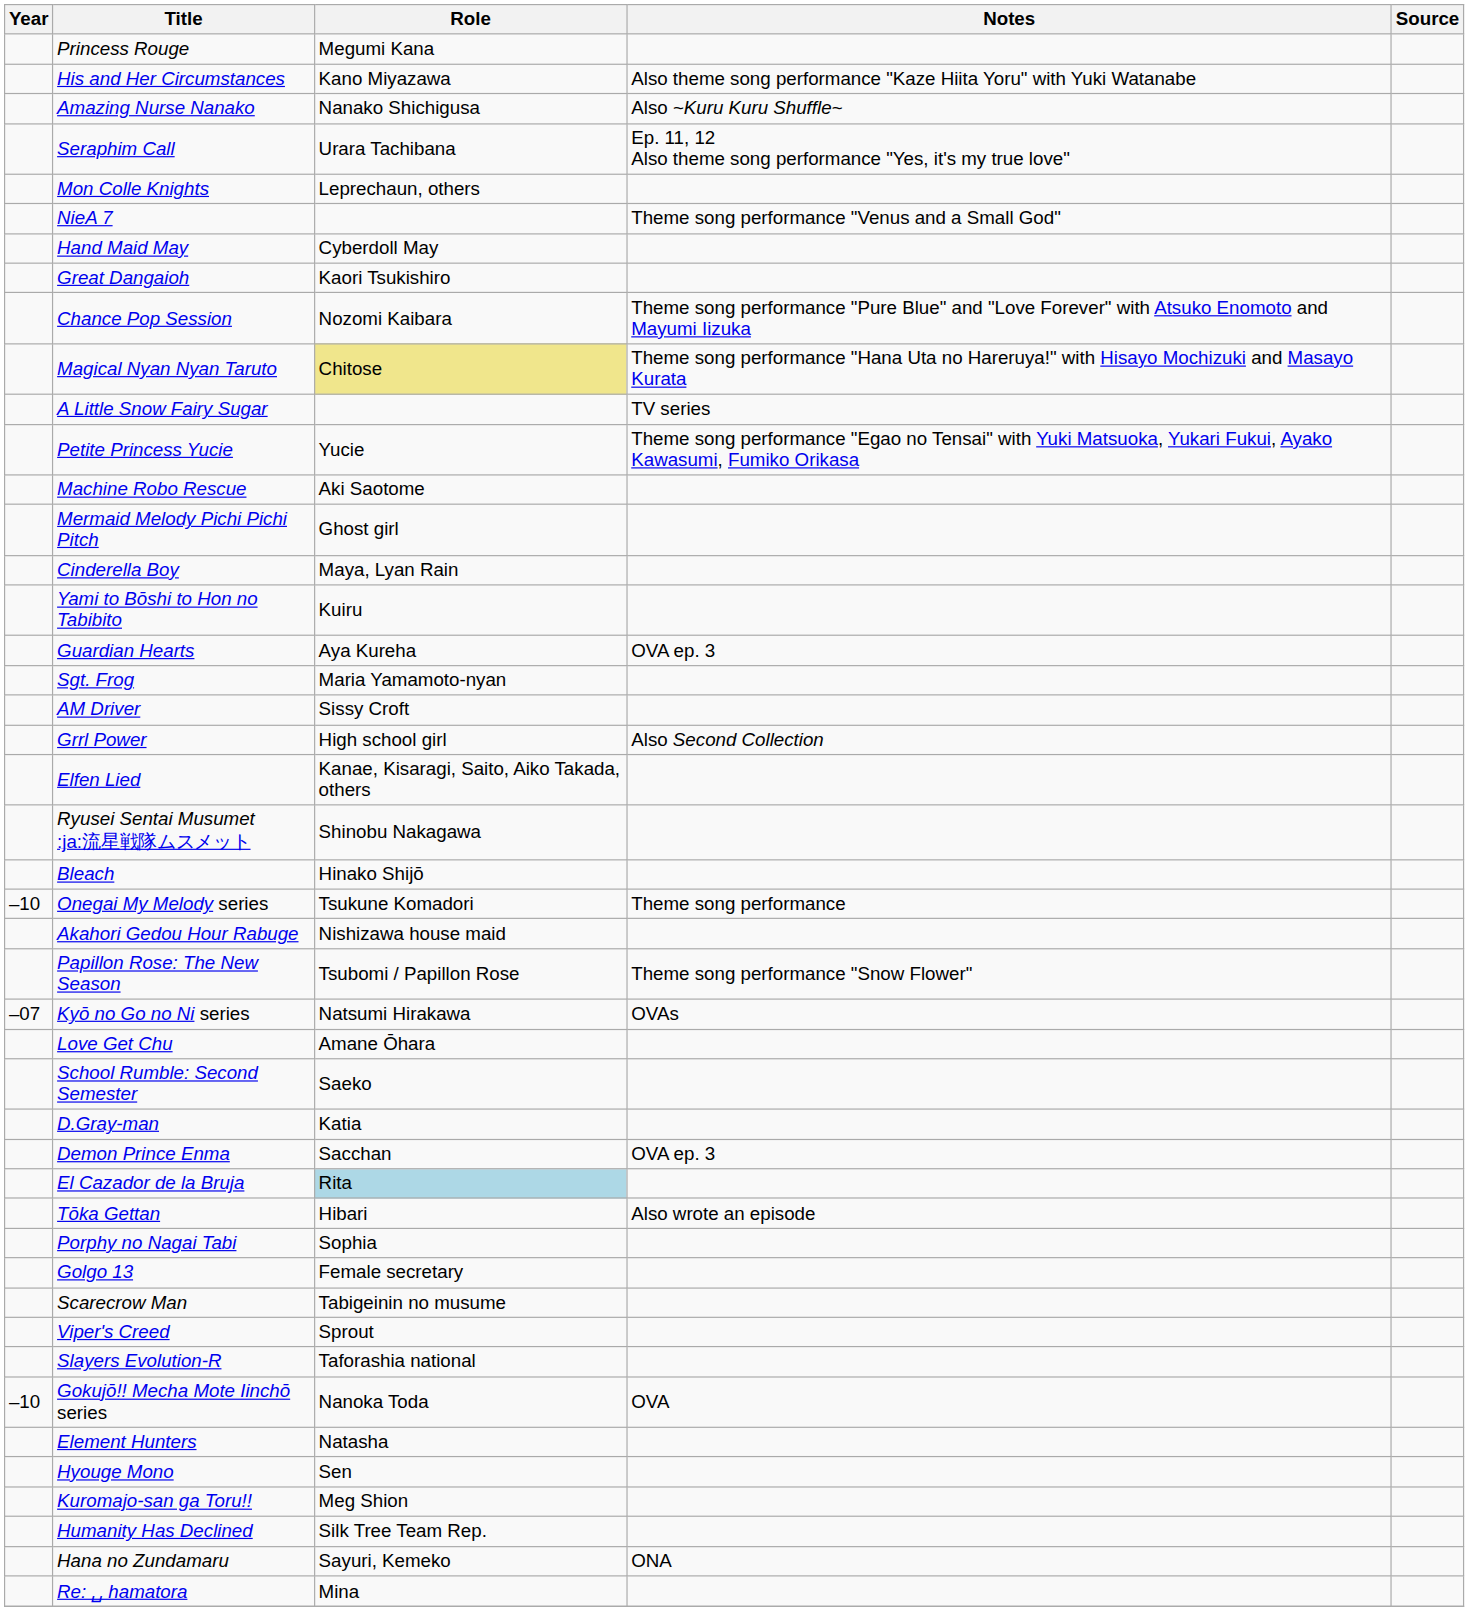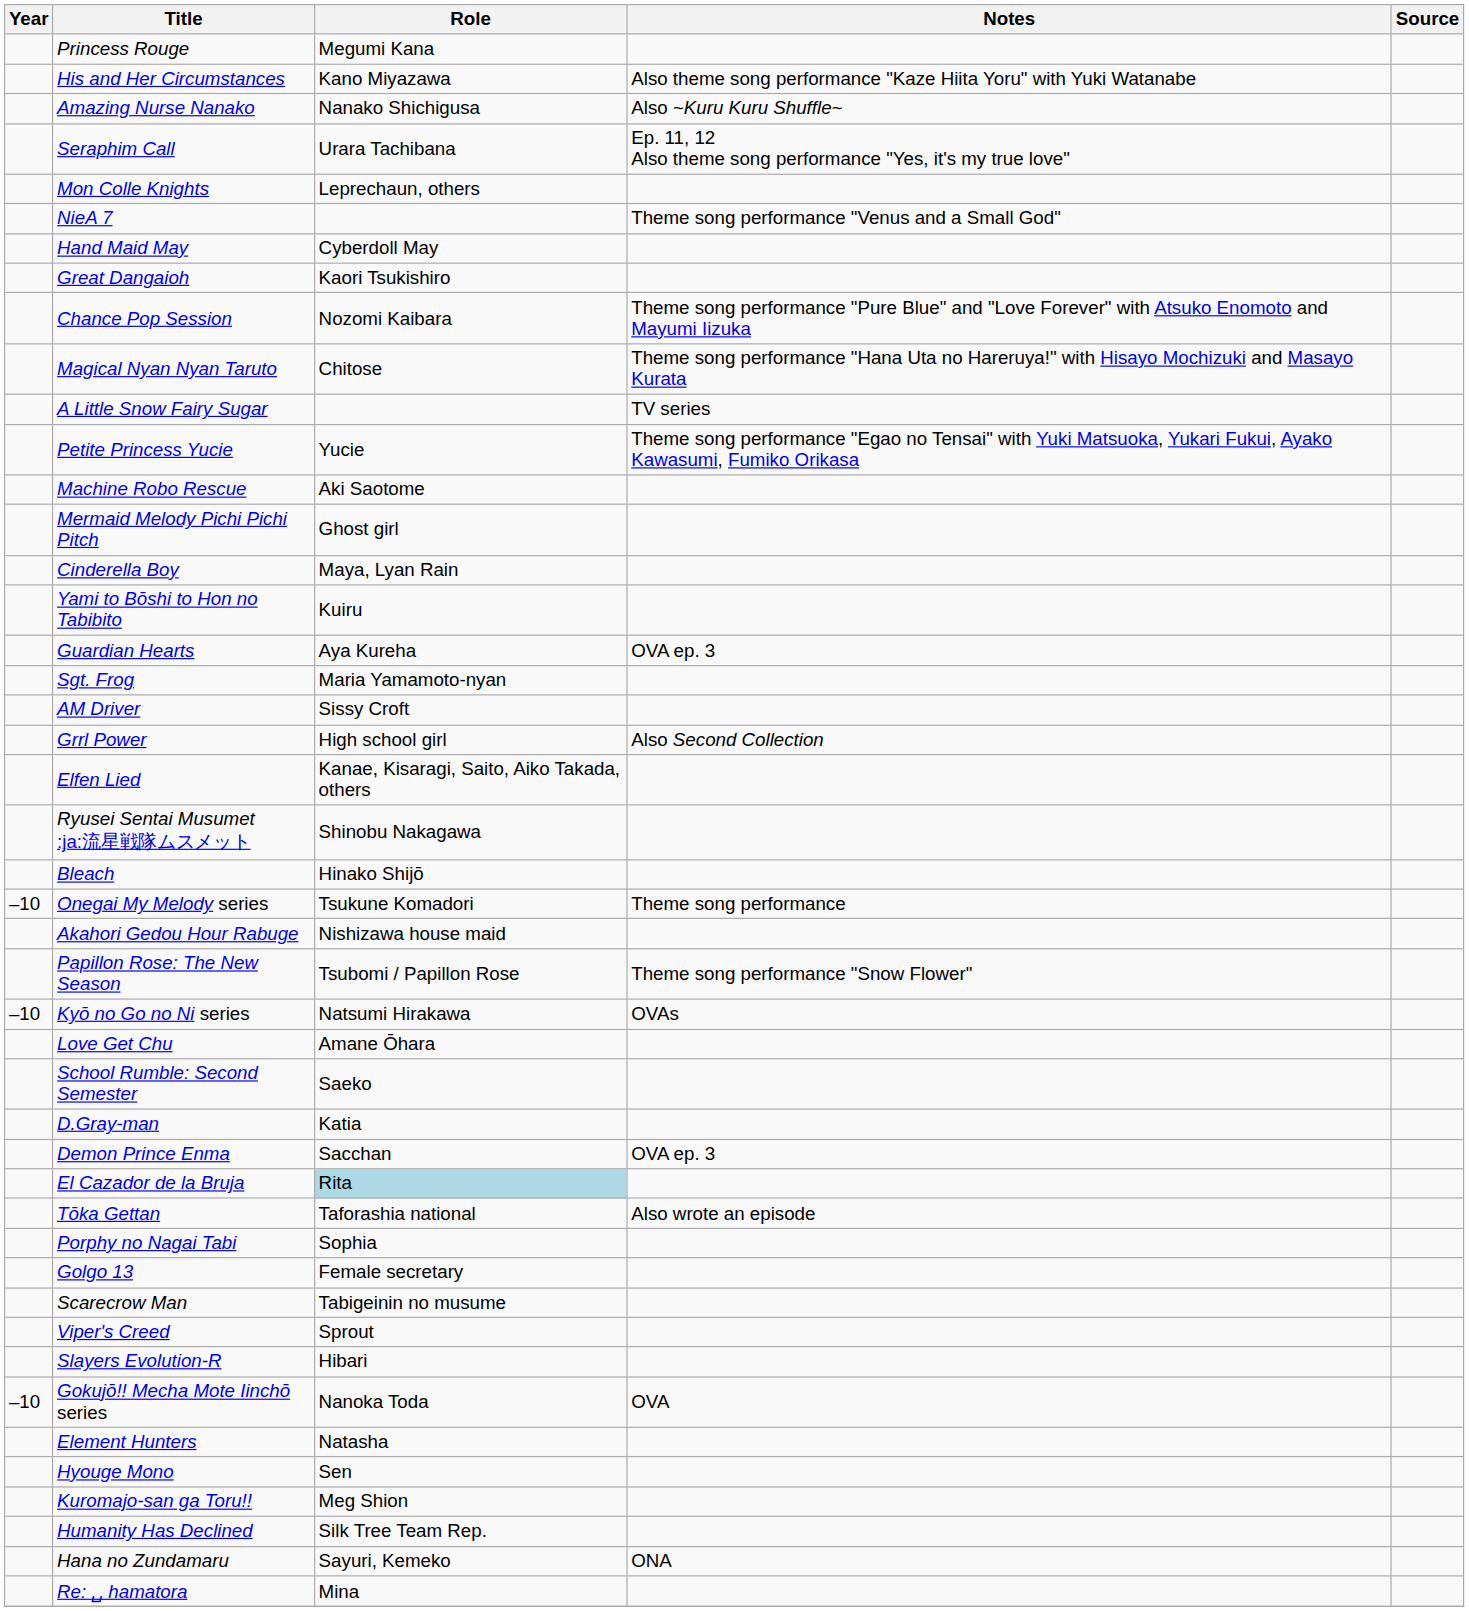(350, 368) khaki background -> (350, 368) no background
(25, 1013) –07 -> (25, 1013) –10
(343, 1213) Hibari -> (397, 1213) Taforashia national
(397, 1361) Taforashia national -> (343, 1361) Hibari
